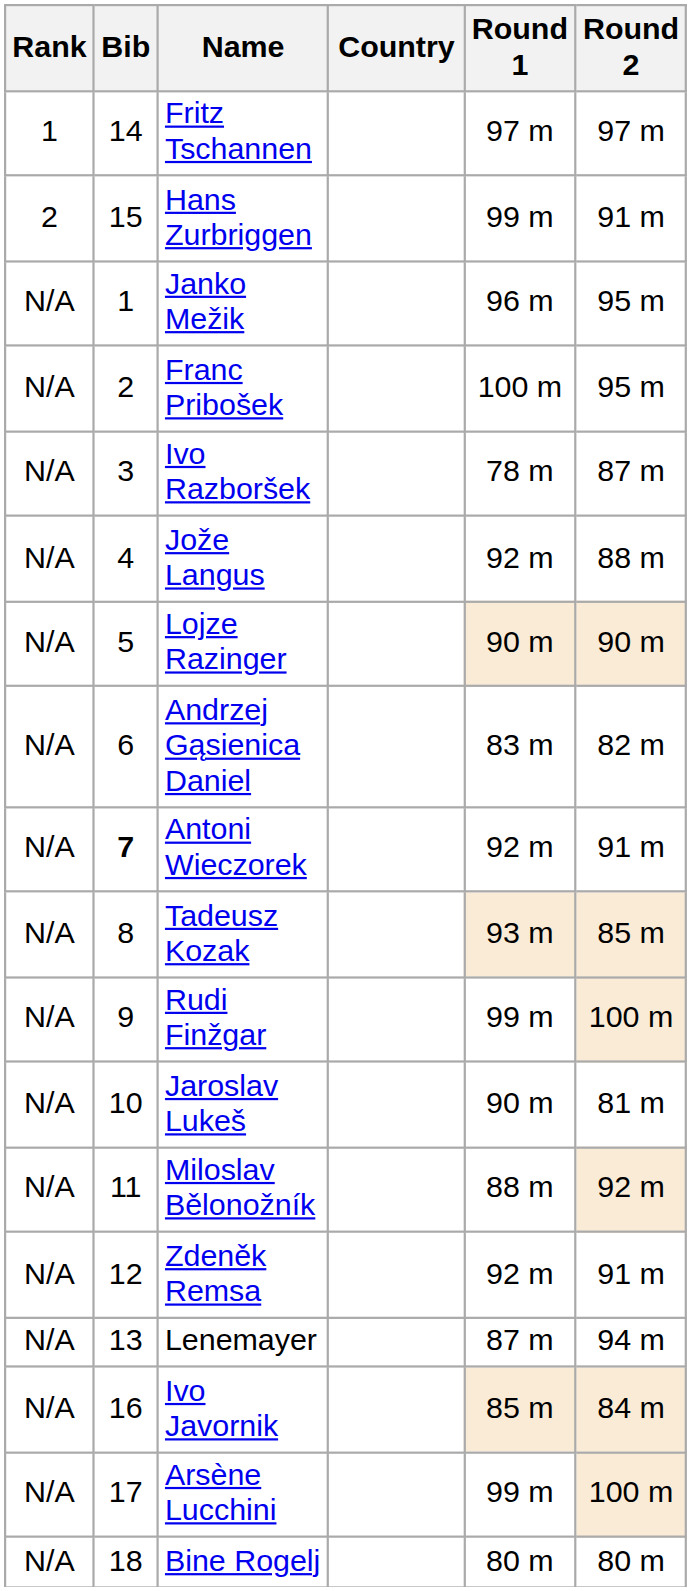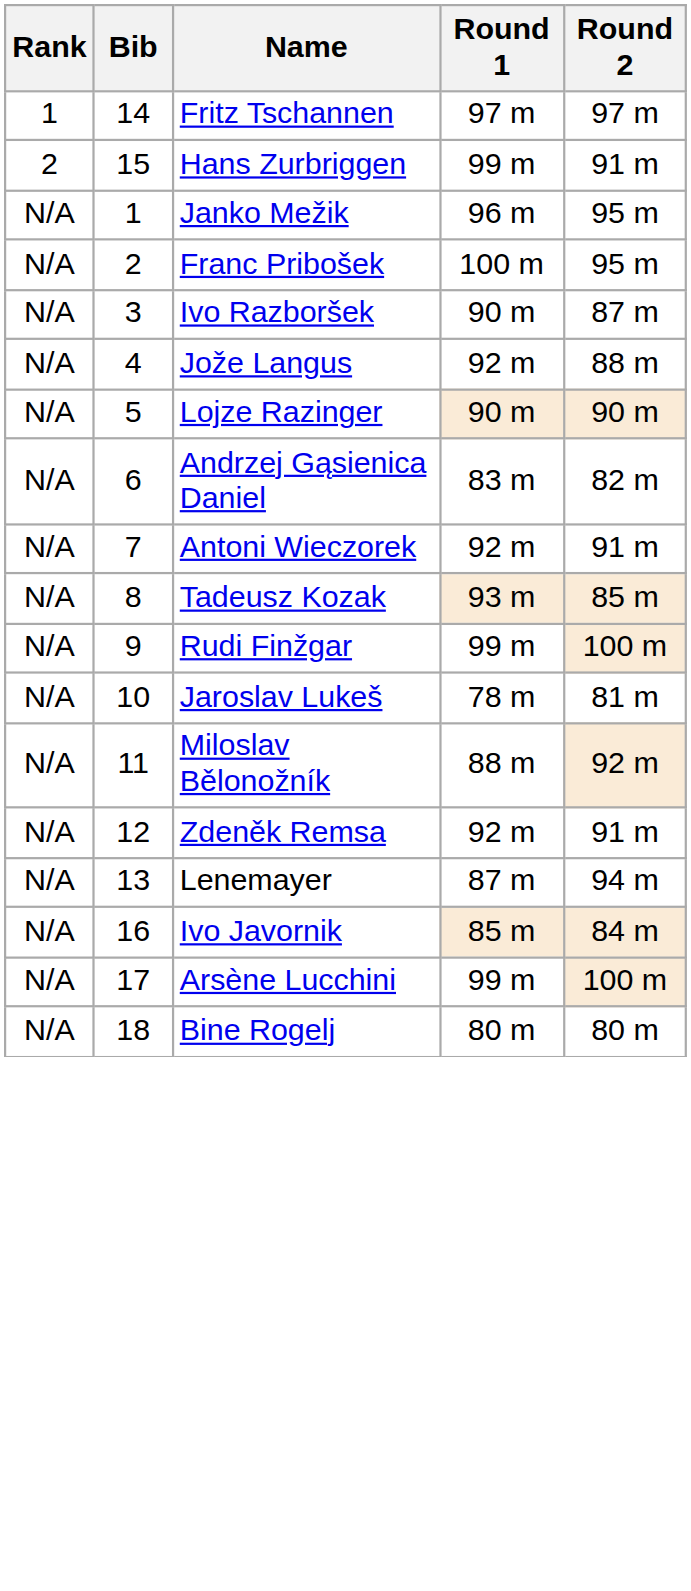- column: (396, 46)
(520, 472) 78 m -> (502, 313) 90 m
(126, 847) bold -> (133, 547) normal
(520, 1103) 90 m -> (502, 696) 78 m
